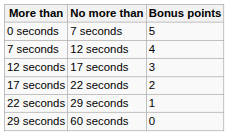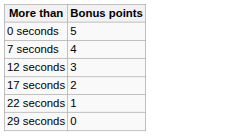- column: (107, 13)
